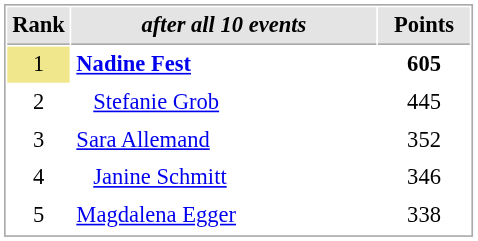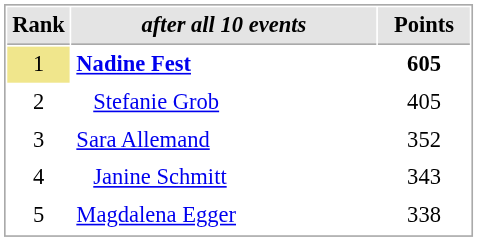(424, 102) 445 -> (424, 102) 405
(424, 177) 346 -> (424, 177) 343
